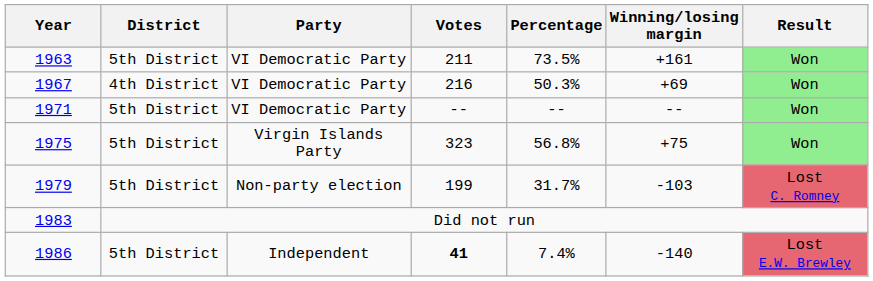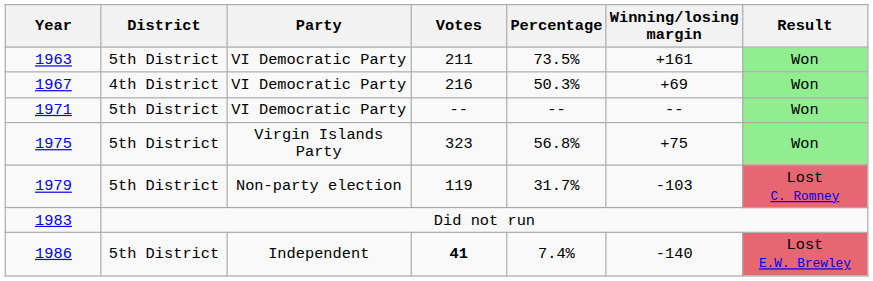(459, 186) 199 -> (459, 186) 119
